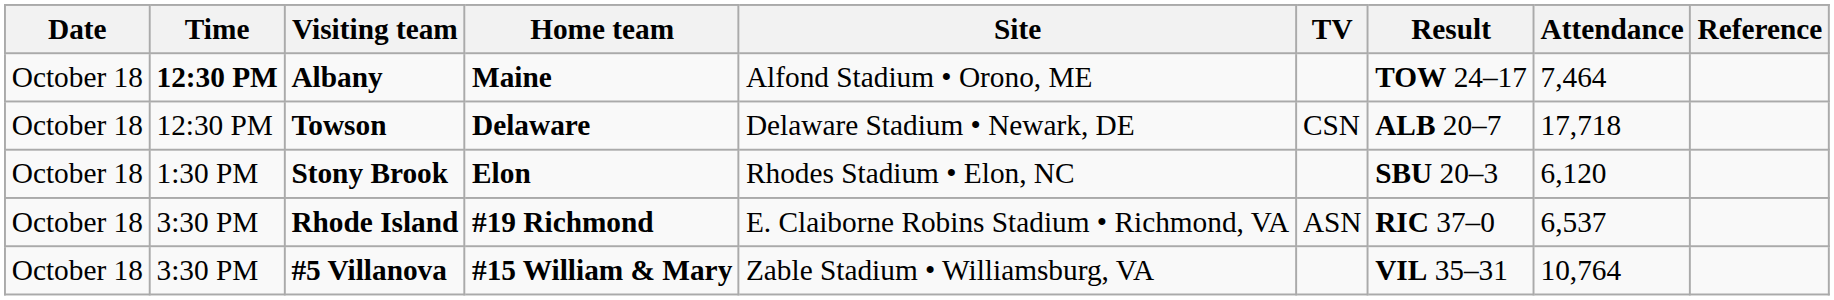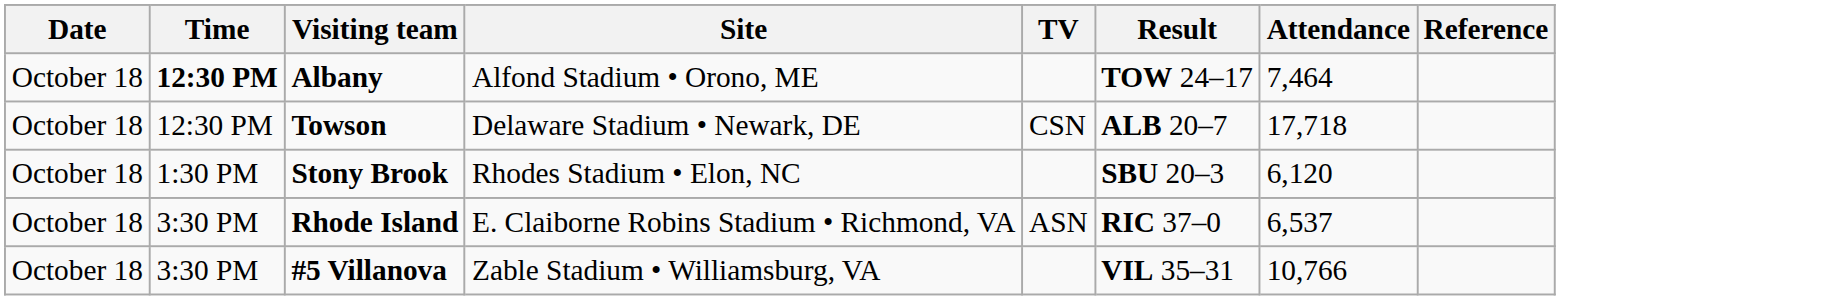- column: (602, 28)
(1581, 270) 10,764 -> (1307, 270) 10,766
